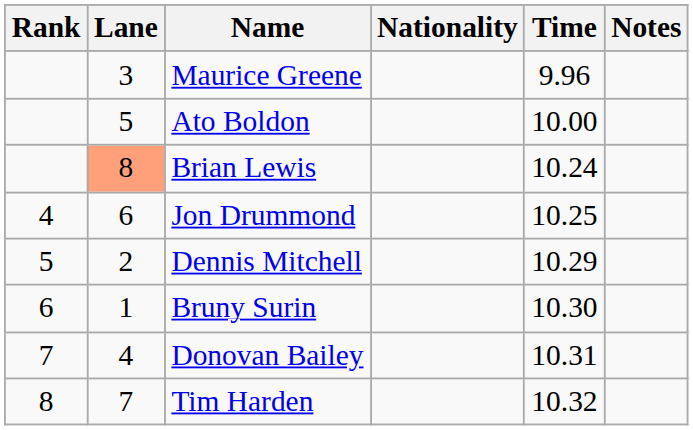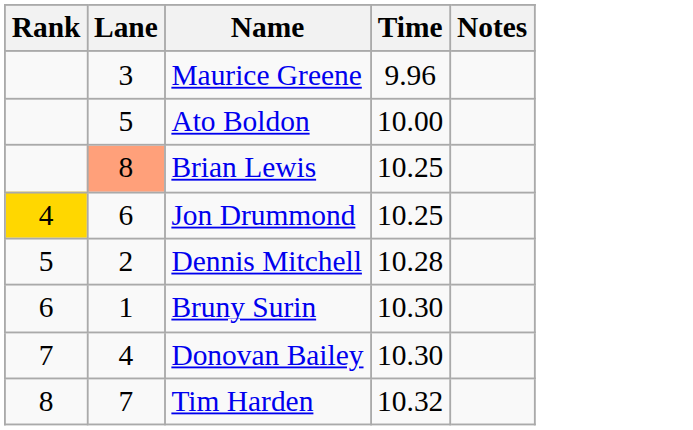- column: (447, 27)
(564, 167) 10.24 -> (410, 167) 10.25
(46, 214) no background -> (46, 214) gold background
(564, 261) 10.29 -> (410, 261) 10.28
(564, 354) 10.31 -> (410, 354) 10.30
